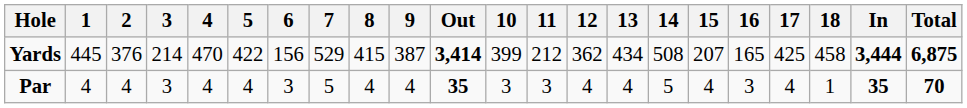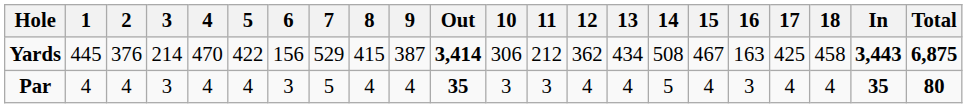(506, 53) 399 -> (506, 53) 306
(709, 53) 207 -> (709, 53) 467
(749, 53) 165 -> (749, 53) 163
(878, 53) 3,444 -> (878, 53) 3,443
(830, 86) 1 -> (830, 86) 4
(934, 86) 70 -> (934, 86) 80
